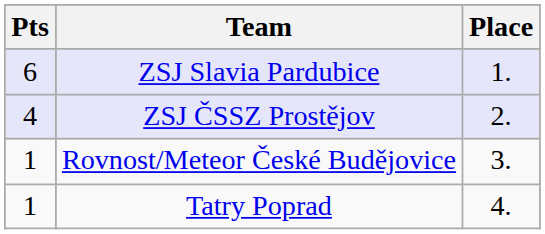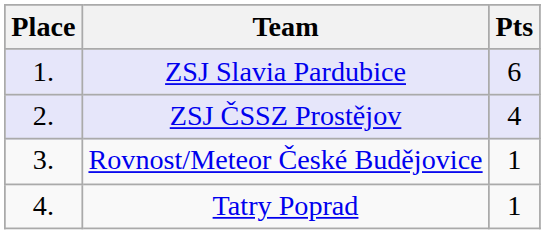columns swapped: (501, 26) <-> (30, 26)
